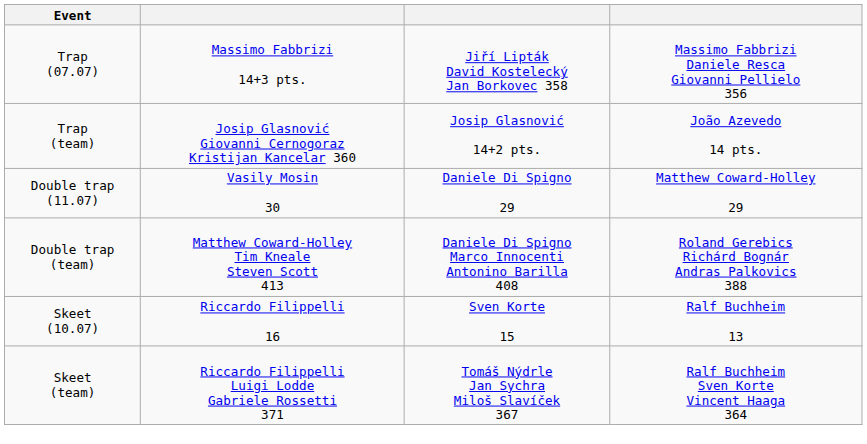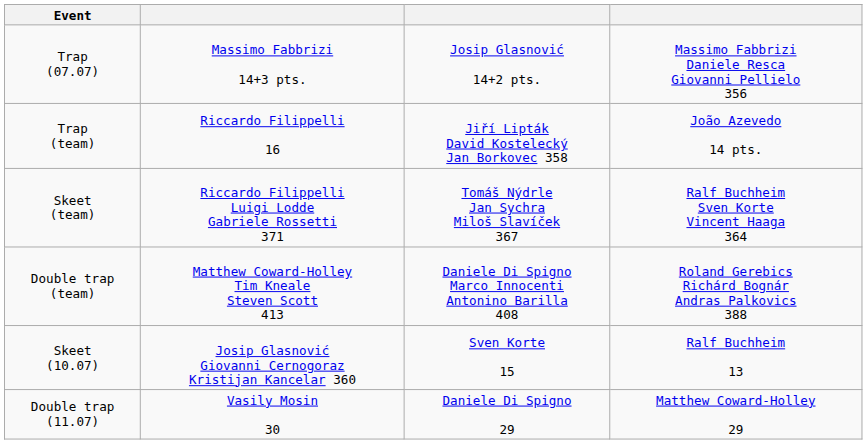(507, 72) Jiří Lipták David Kostelecký Jan Borkovec 358 -> (507, 64) Josip Glasnović 14+2 pts.
(272, 143) Josip Glasnović Giovanni Cernogoraz Kristijan Kancelar 360 -> (272, 136) Riccardo Filippelli 16
(507, 136) Josip Glasnović 14+2 pts. -> (507, 143) Jiří Lipták David Kostelecký Jan Borkovec 358
rows swapped: (73, 193) <-> (73, 385)
(272, 321) Riccardo Filippelli 16 -> (272, 365) Josip Glasnović Giovanni Cernogoraz Kristijan Kancelar 360
